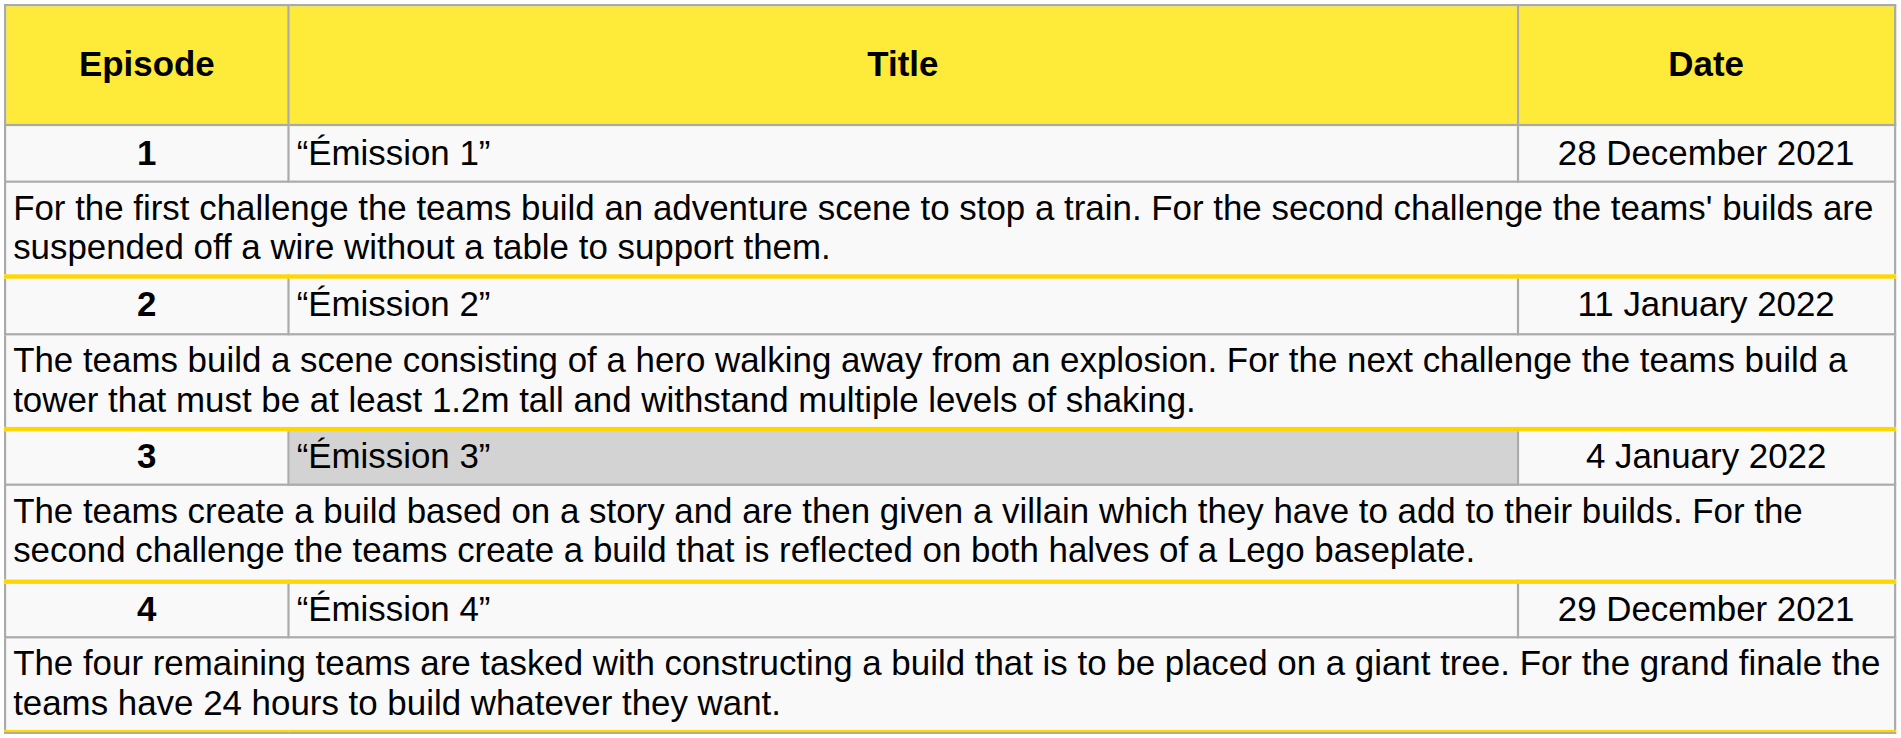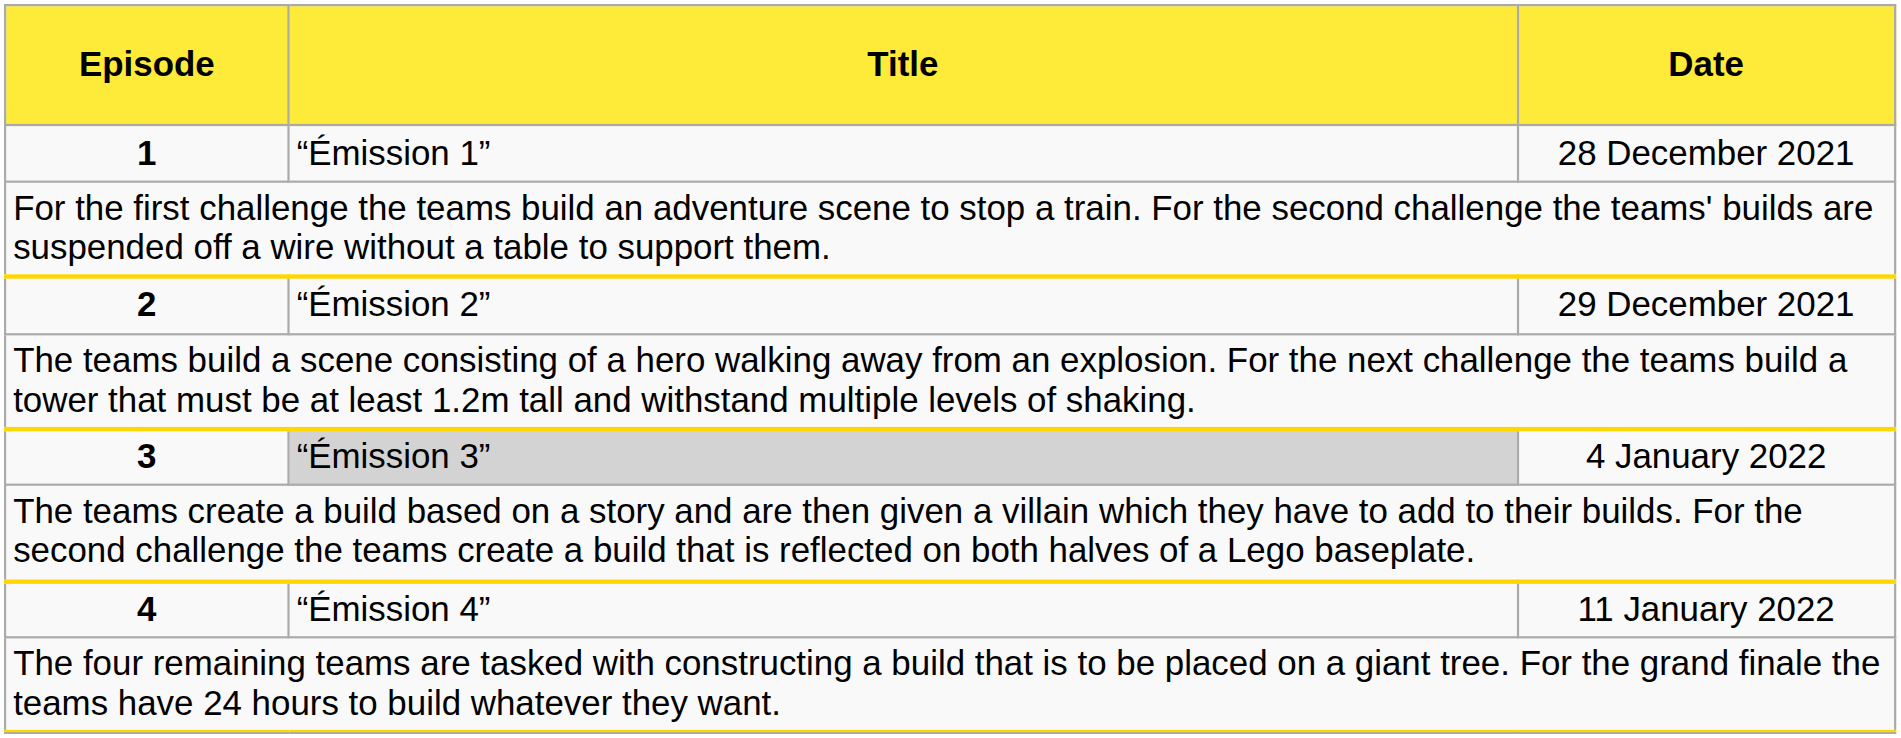(1706, 304) 11 January 2022 -> (1706, 304) 29 December 2021
(1706, 609) 29 December 2021 -> (1706, 609) 11 January 2022
